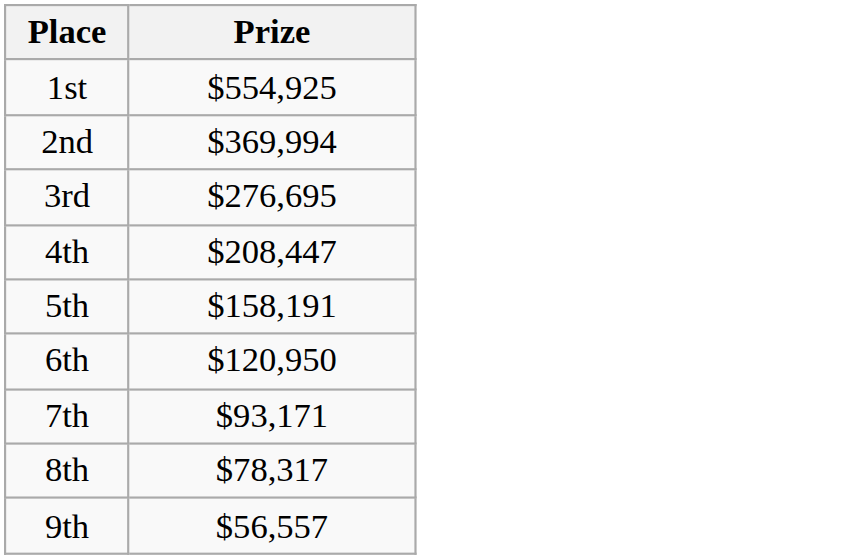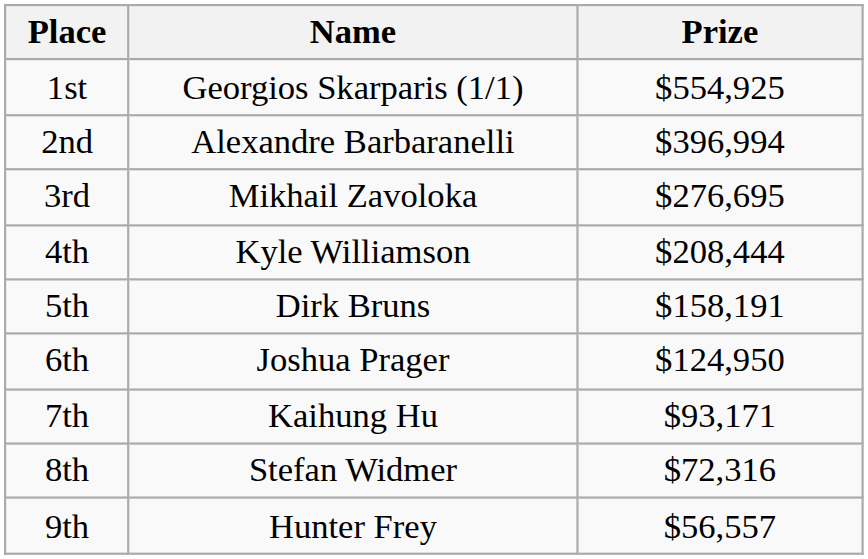+ column: (353, 31)
(272, 141) $369,994 -> (720, 141) $396,994
(272, 251) $208,447 -> (720, 251) $208,444
(272, 360) $120,950 -> (720, 360) $124,950
(272, 470) $78,317 -> (720, 470) $72,316
